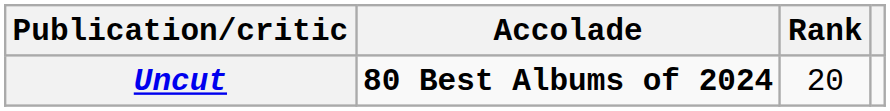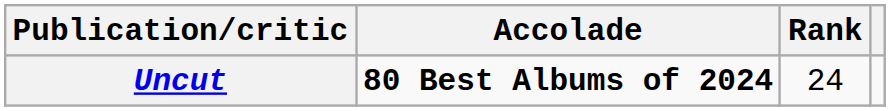(825, 81) 20 -> (825, 81) 24
